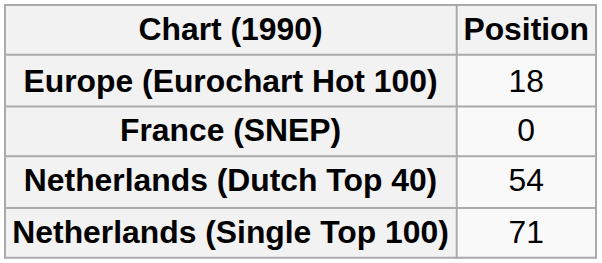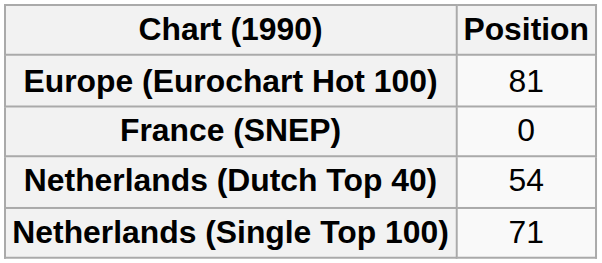(526, 80) 18 -> (526, 80) 81
